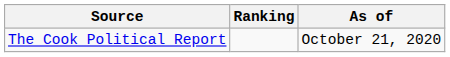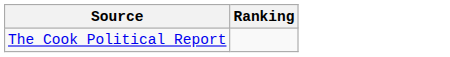- column: (371, 16)
